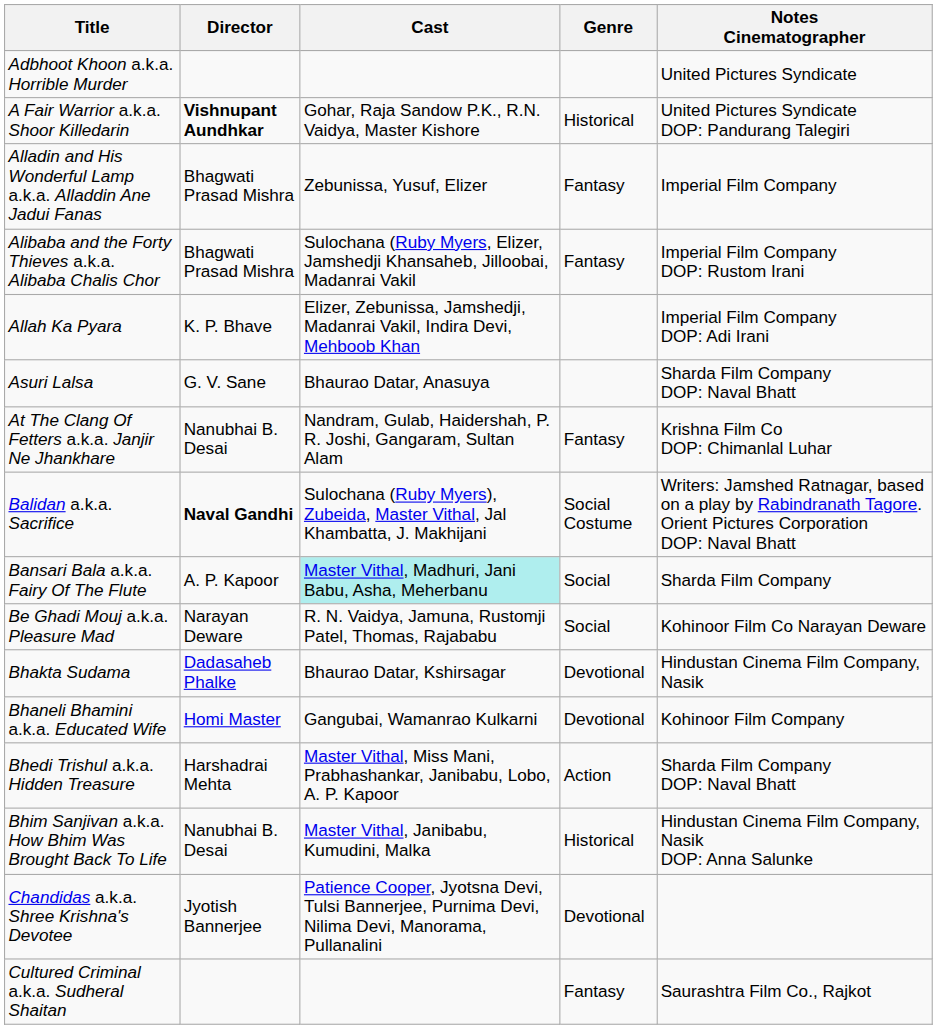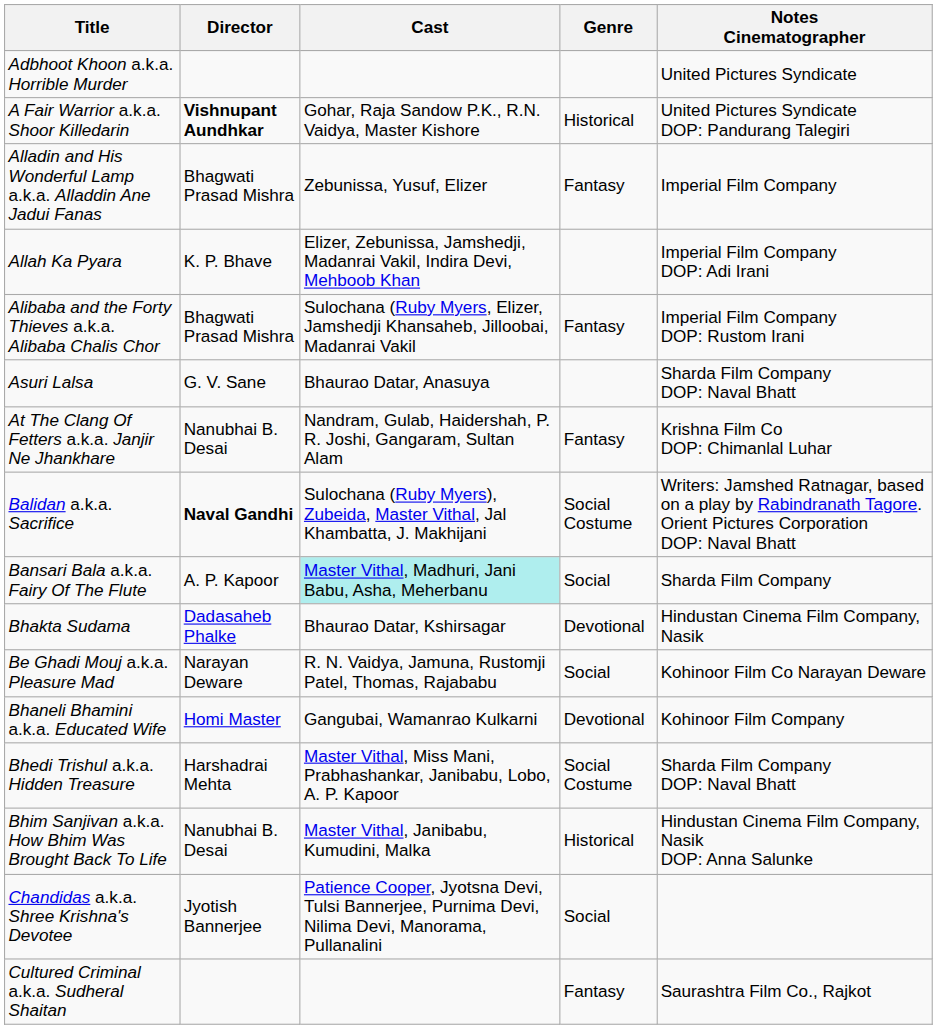rows swapped: (65, 327) <-> (90, 261)
rows swapped: (88, 626) <-> (69, 673)
(587, 775) Action -> (598, 775) Social Costume
(604, 916) Devotional -> (587, 916) Social
